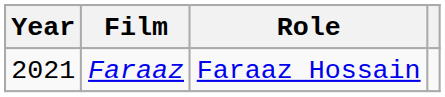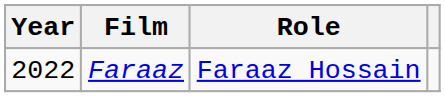(43, 70) 2021 -> (43, 70) 2022
